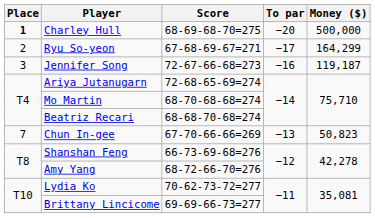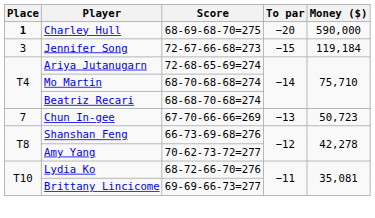(339, 30) 500,000 -> (339, 30) 590,000
- row: (79, 48)
(285, 65) −16 -> (285, 48) −15
(339, 65) 119,187 -> (339, 48) 119,184
(339, 135) 50,823 -> (339, 117) 50,723
(213, 169) 68-72-66-70=276 -> (213, 152) 70-62-73-72=277
(213, 187) 70-62-73-72=277 -> (213, 169) 68-72-66-70=276
